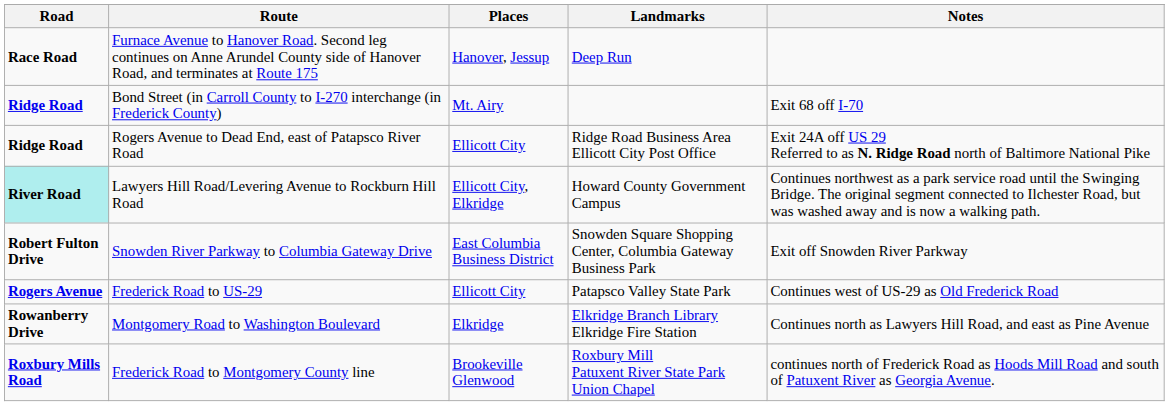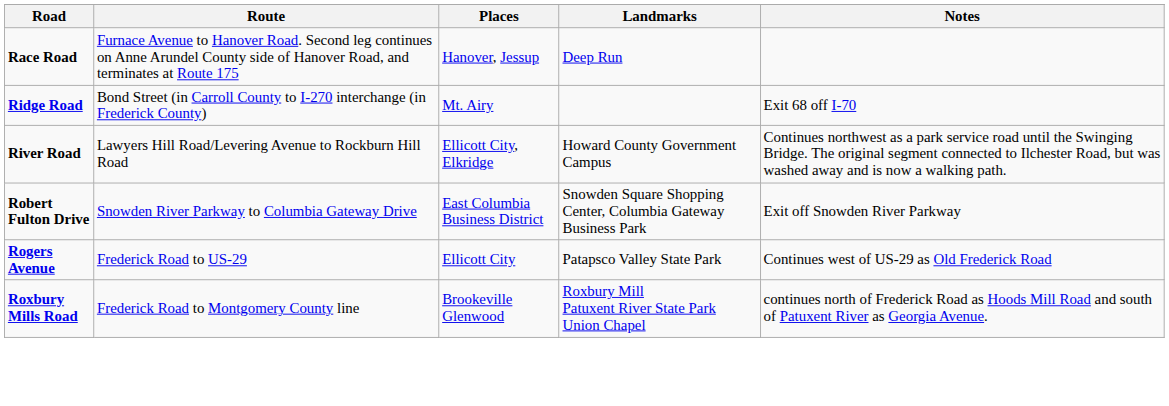- row: (266, 145)
(44, 194) paleturquoise background -> (44, 154) no background
- row: (246, 323)
